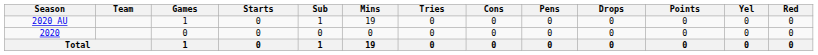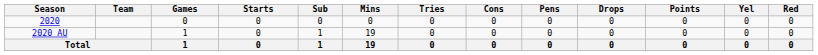rows swapped: (50, 33) <-> (50, 22)
